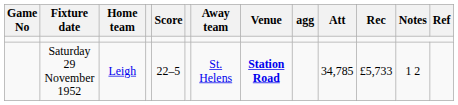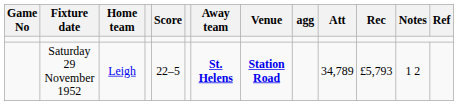(216, 71) normal -> (216, 71) bold
(337, 71) 34,785 -> (337, 71) 34,789
(376, 71) £5,733 -> (376, 71) £5,793
